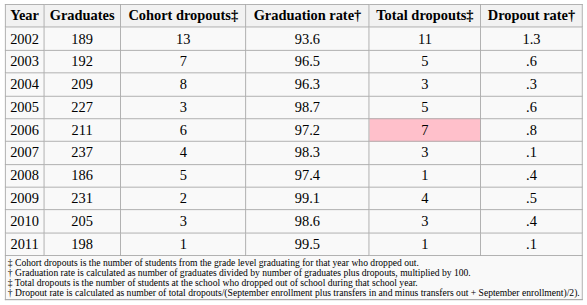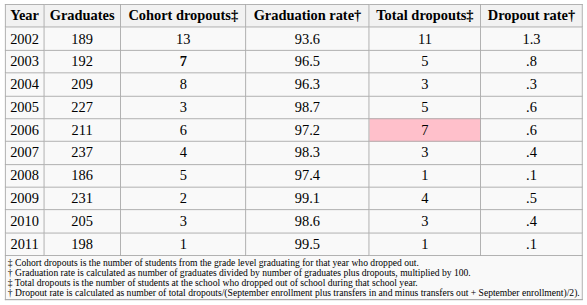(183, 61) normal -> (183, 61) bold
(531, 61) .6 -> (531, 61) .8
(531, 130) .8 -> (531, 130) .6
(531, 152) .1 -> (531, 152) .4
(531, 175) .4 -> (531, 175) .1
